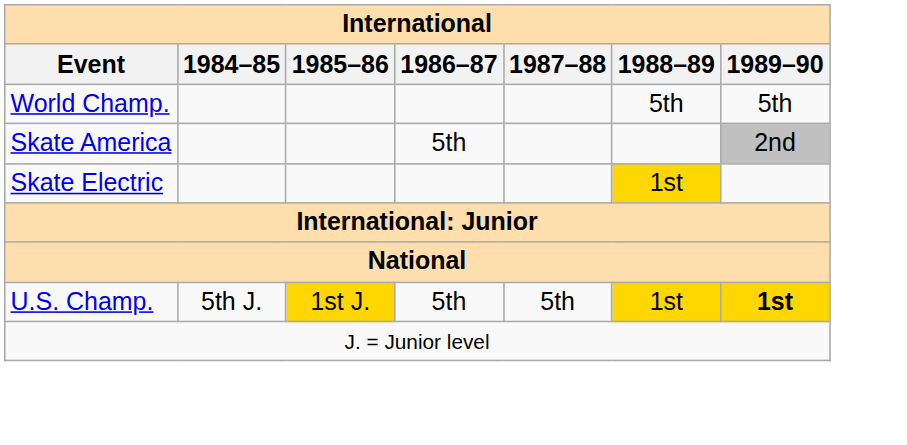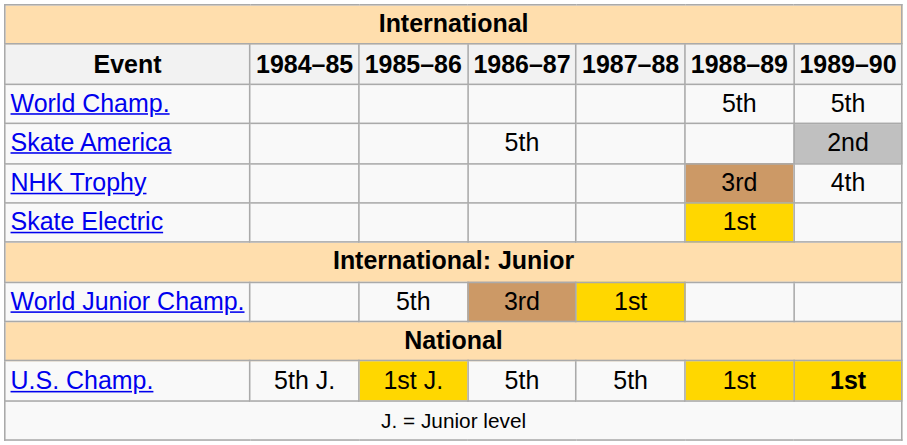+ row: (79, 182)
+ row: (128, 301)
